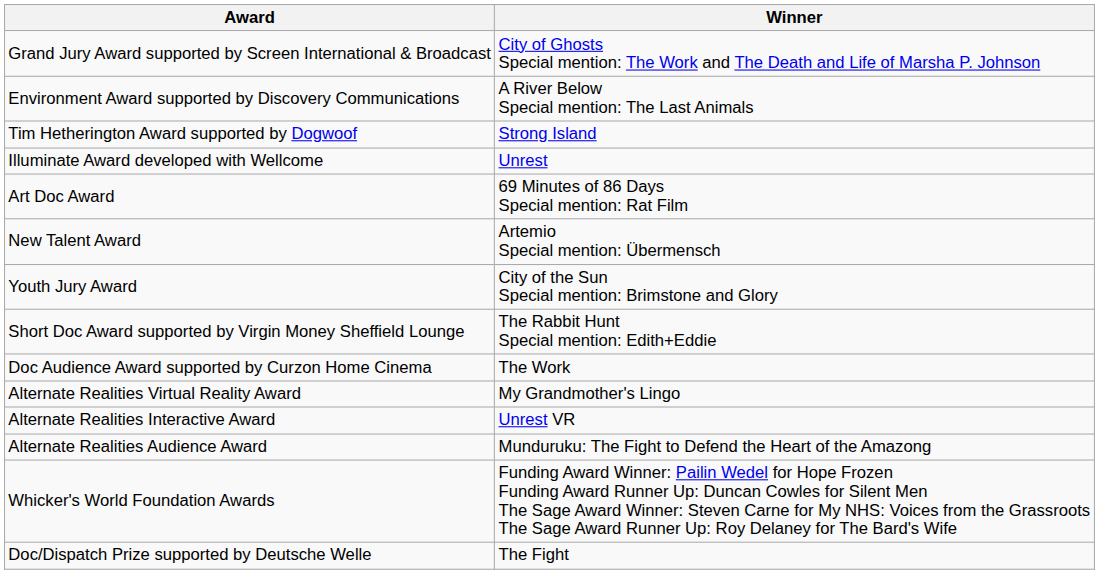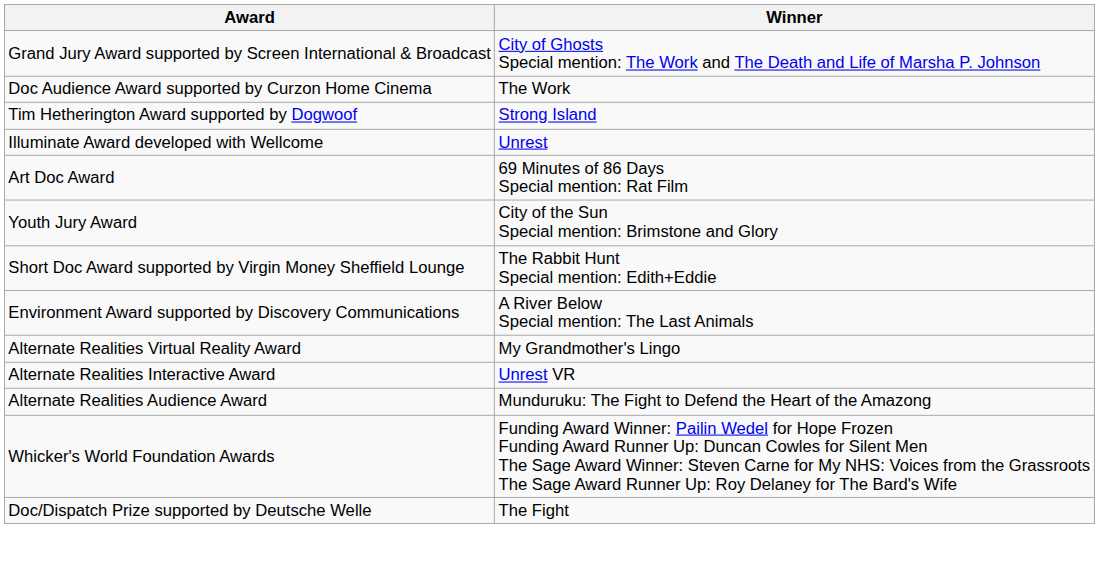rows swapped: (234, 98) <-> (220, 367)
- row: (75, 241)
